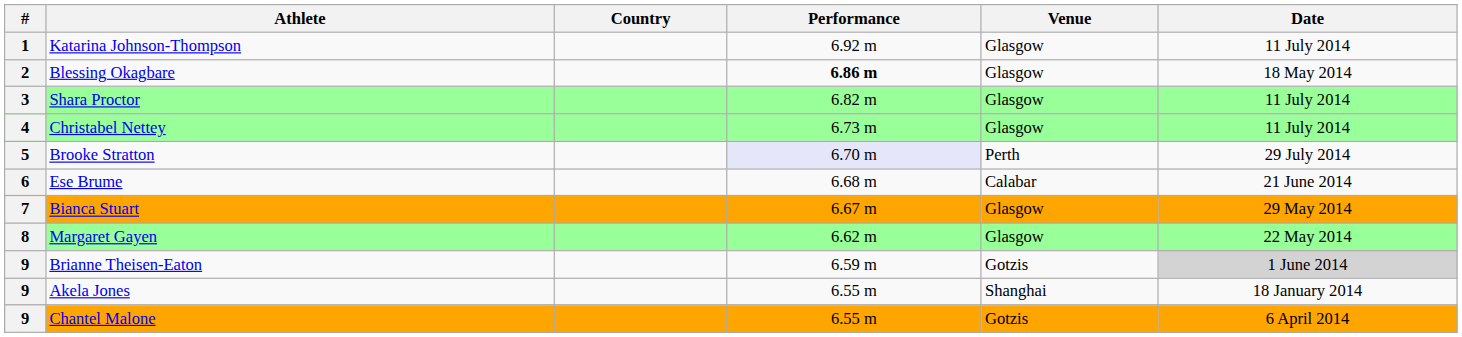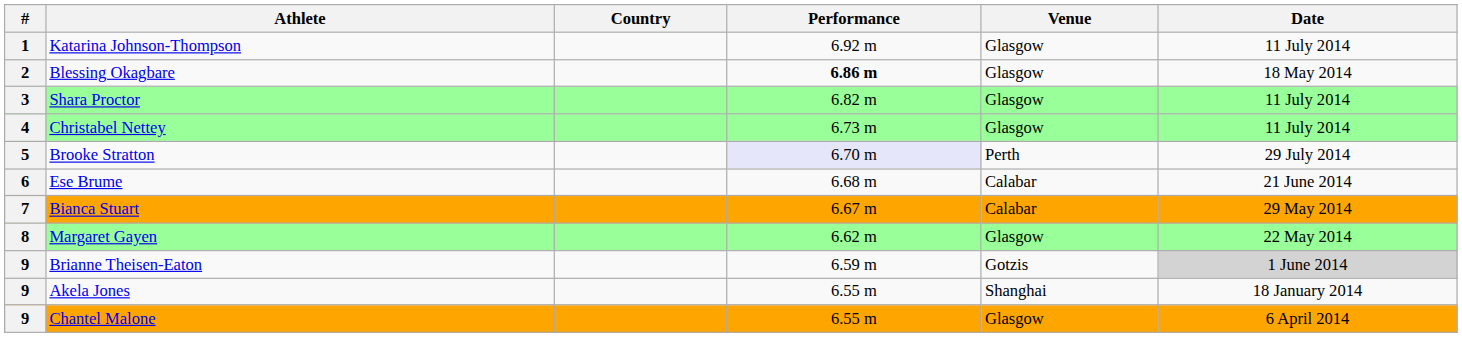(1014, 209) Glasgow -> (1011, 209) Calabar
(1007, 318) Gotzis -> (1014, 318) Glasgow
